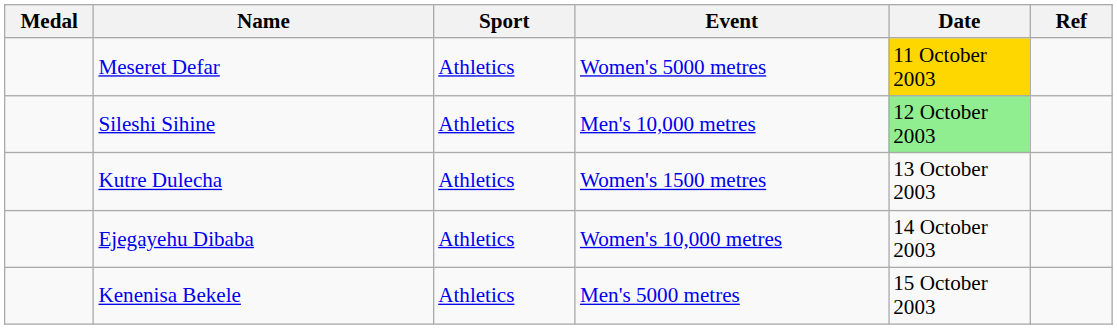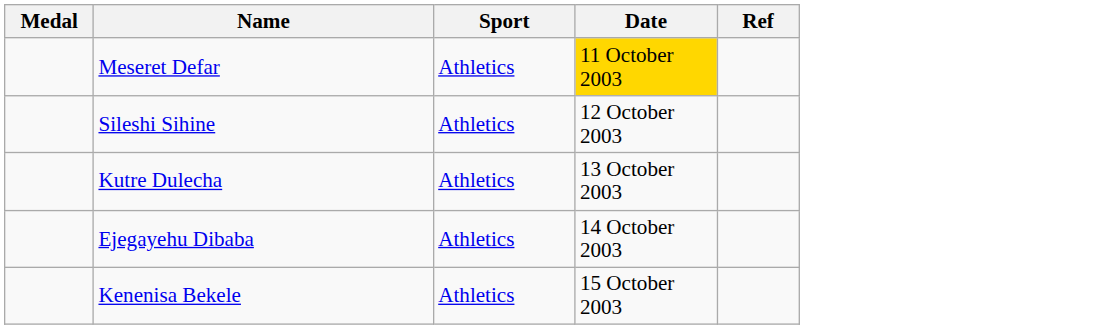- column: (732, 21)
(940, 123) lightgreen background -> (627, 123) no background
